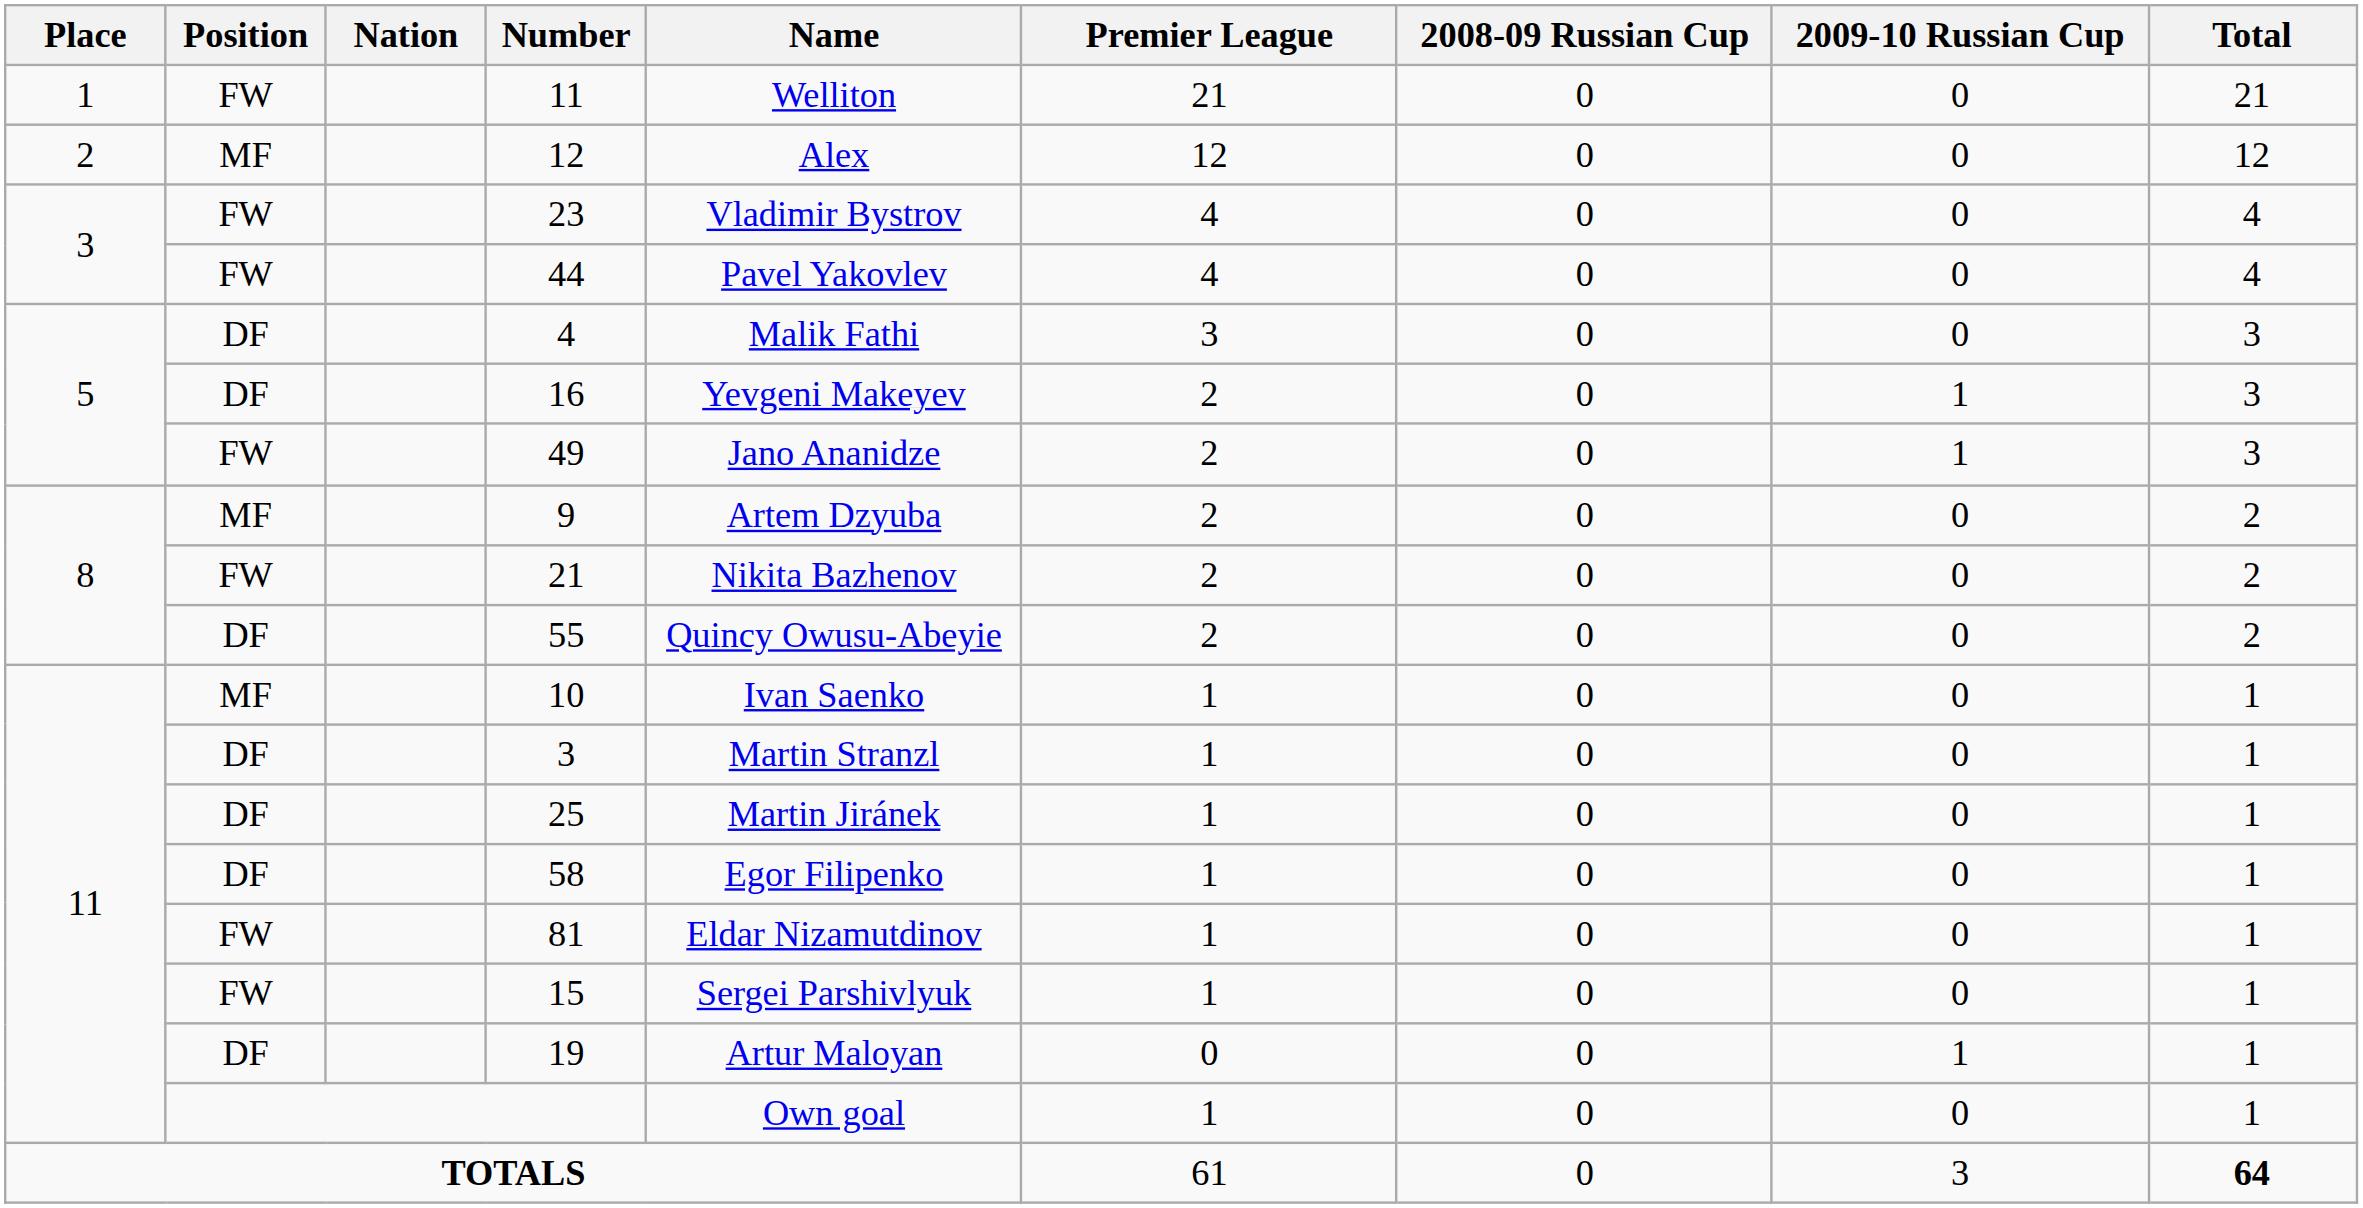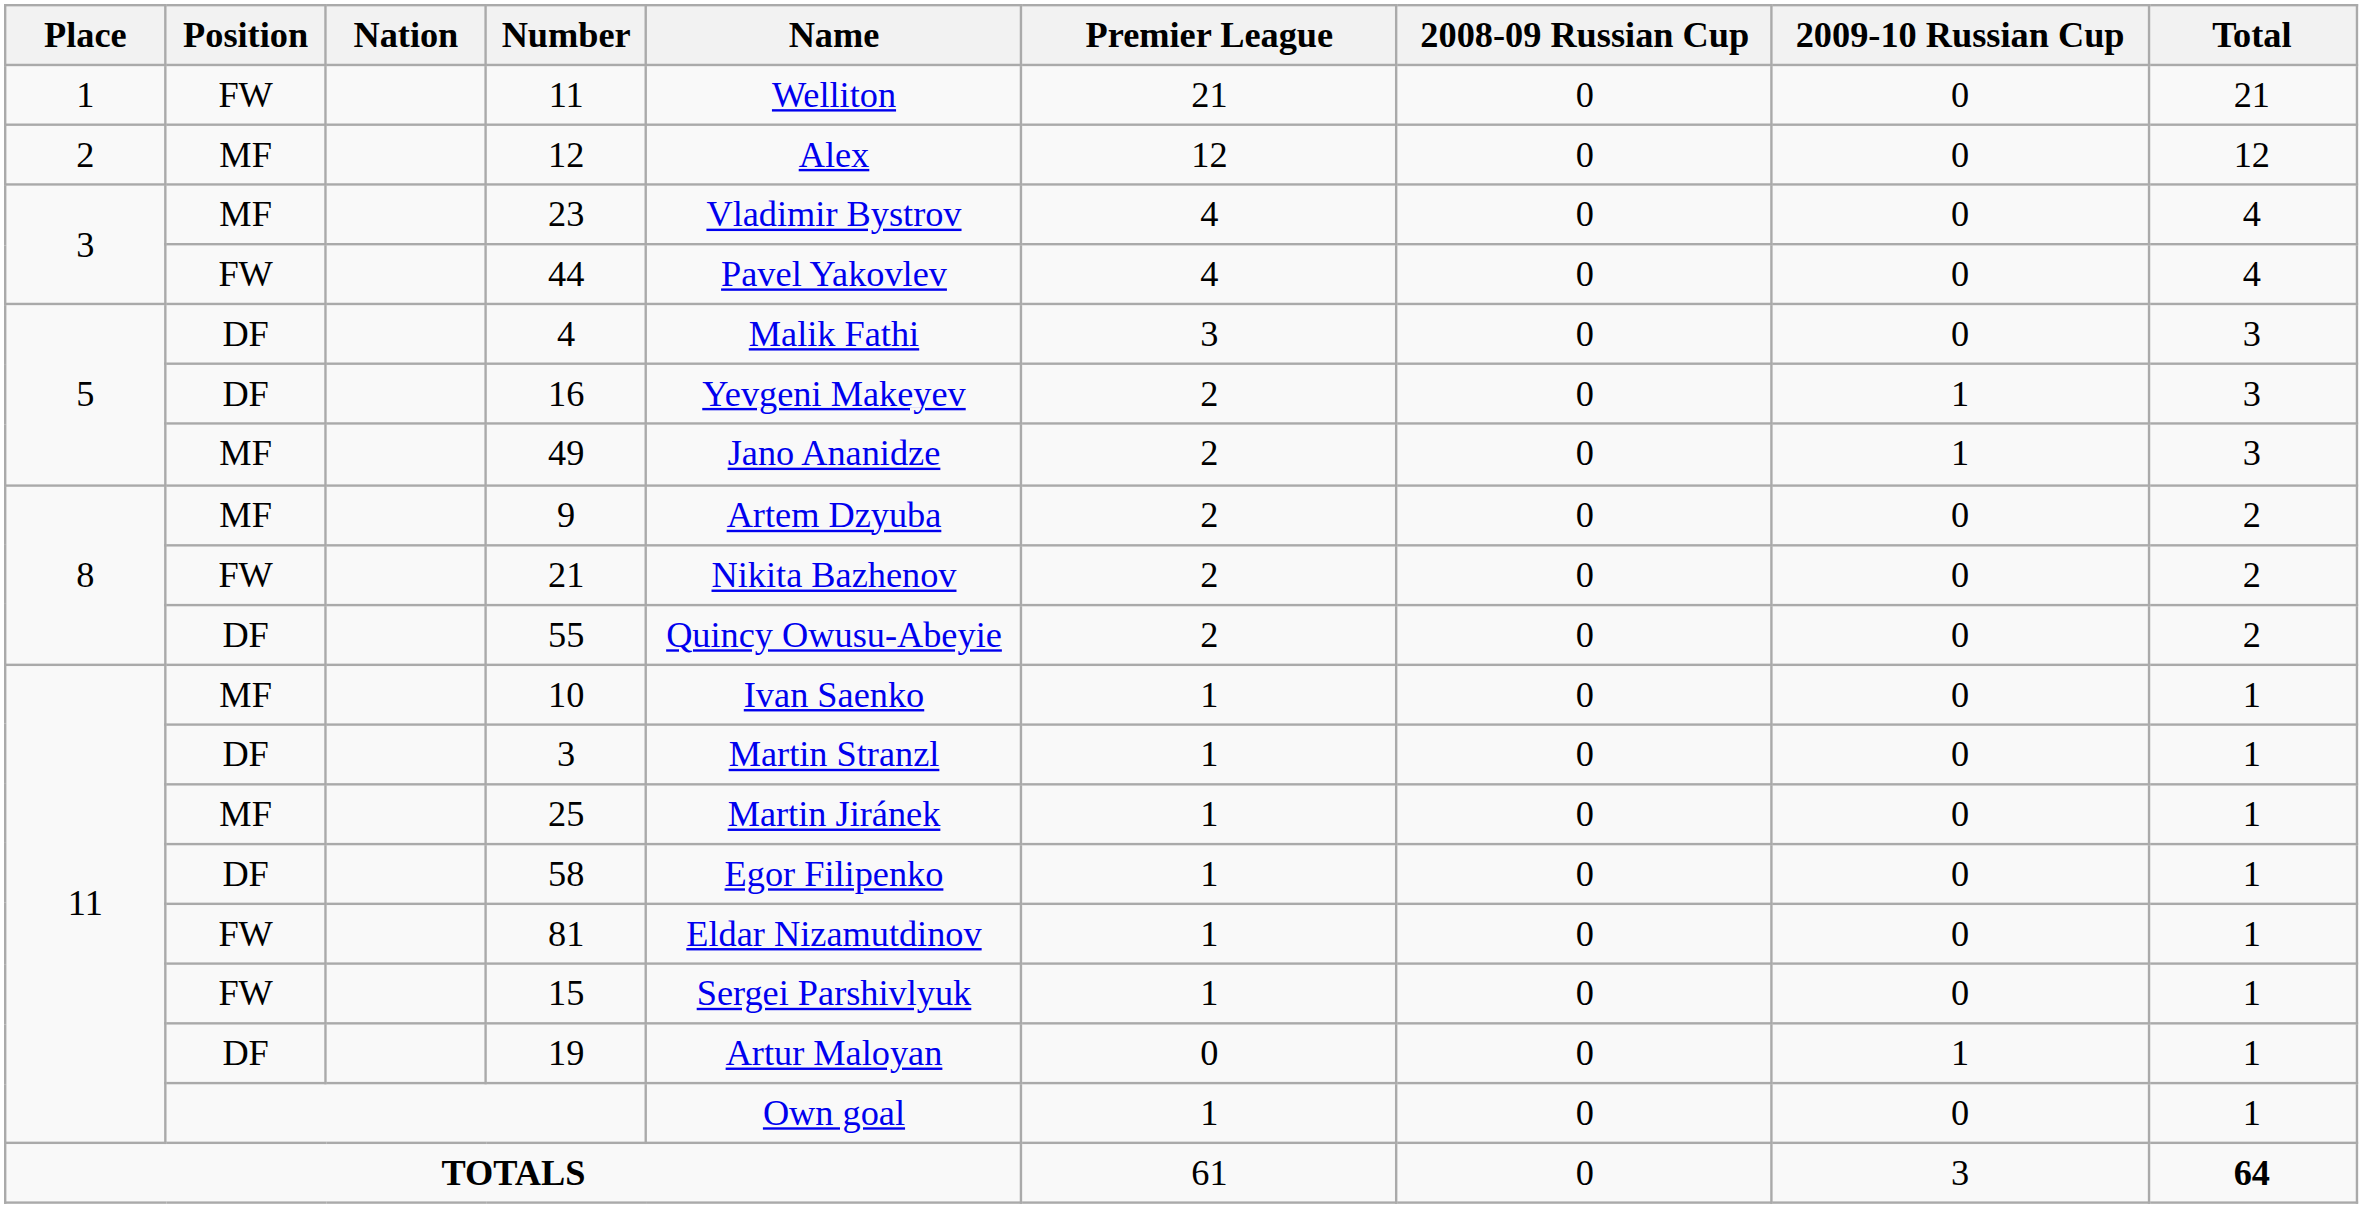(246, 214) FW -> (246, 214) MF
(246, 453) FW -> (246, 453) MF
(246, 813) DF -> (246, 813) MF
